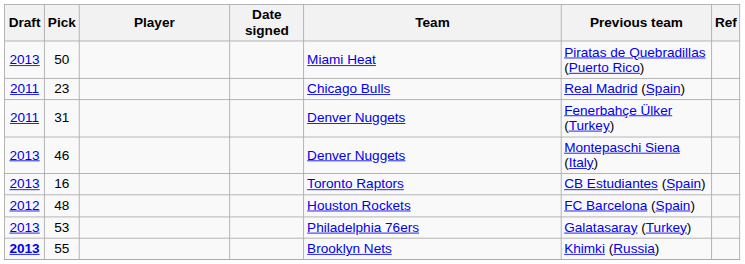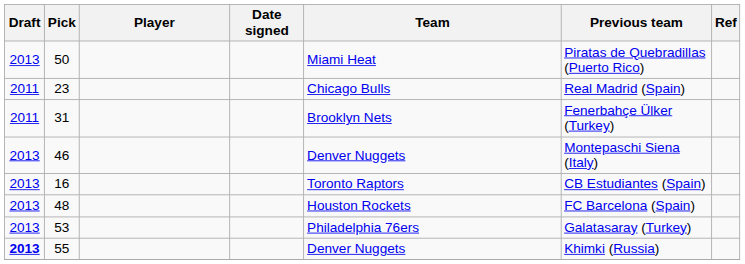(356, 118) Denver Nuggets -> (349, 118) Brooklyn Nets
(25, 205) 2012 -> (25, 205) 2013
(349, 249) Brooklyn Nets -> (356, 249) Denver Nuggets
